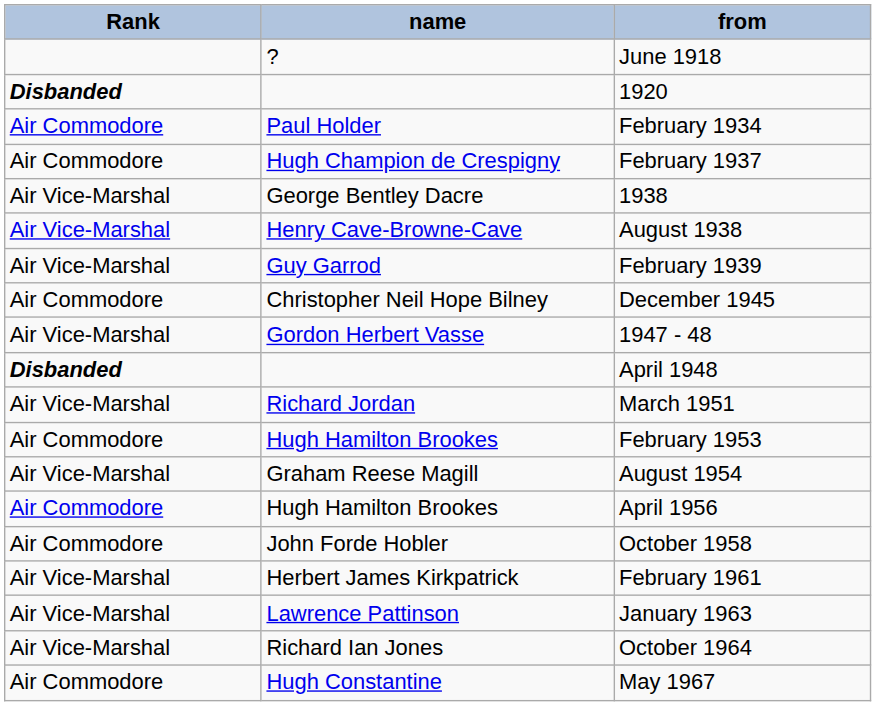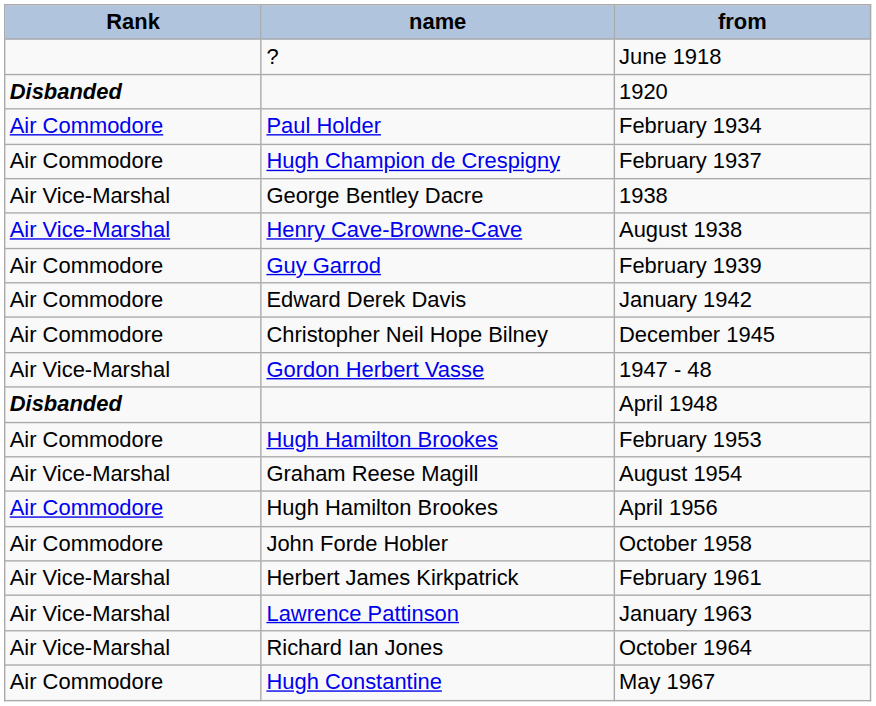(90, 265) Air Vice-Marshal -> (86, 265) Air Commodore
+ row: (685, 299)
- row: (677, 404)
